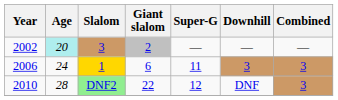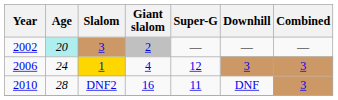(148, 66) 6 -> (148, 66) 4
(196, 66) 11 -> (196, 66) 12
(101, 85) lightgreen background -> (101, 85) no background
(148, 85) 22 -> (148, 85) 16
(196, 85) 12 -> (196, 85) 11
